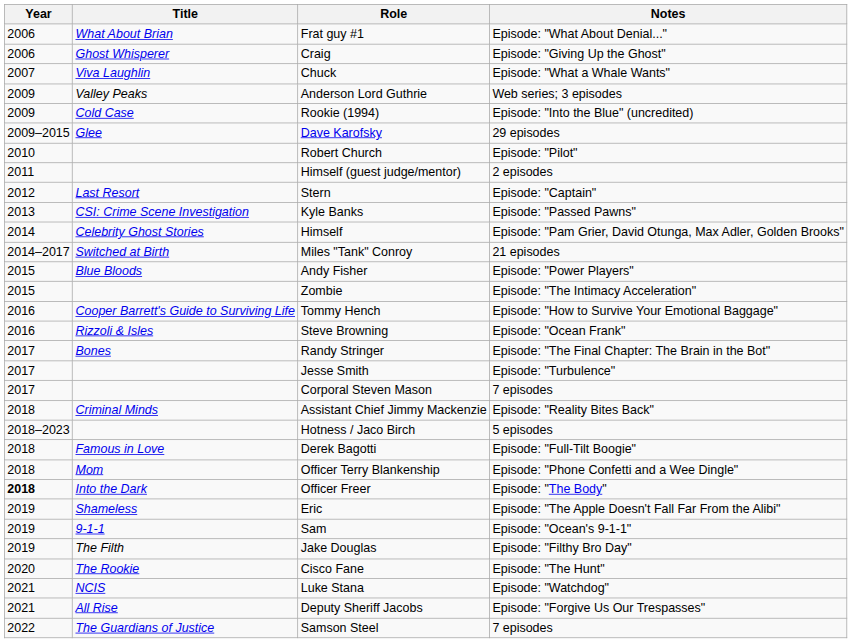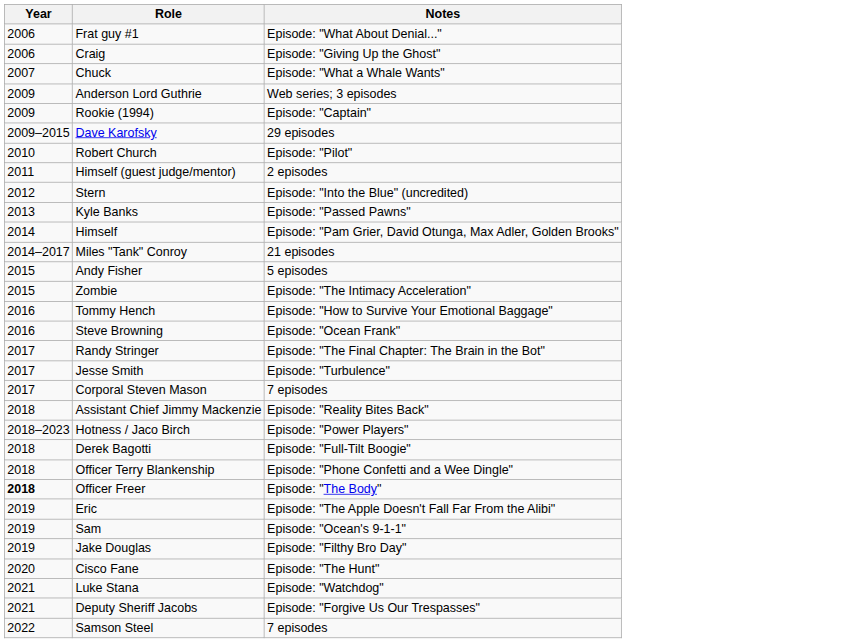- column: (185, 14)
(593, 113) Episode: "Into the Blue" (uncredited) -> (319, 113) Episode: "Captain"
(544, 192) Episode: "Captain" -> (368, 192) Episode: "Into the Blue" (uncredited)
(563, 271) Episode: "Power Players" -> (297, 271) 5 episodes
(523, 430) 5 episodes -> (338, 430) Episode: "Power Players"
